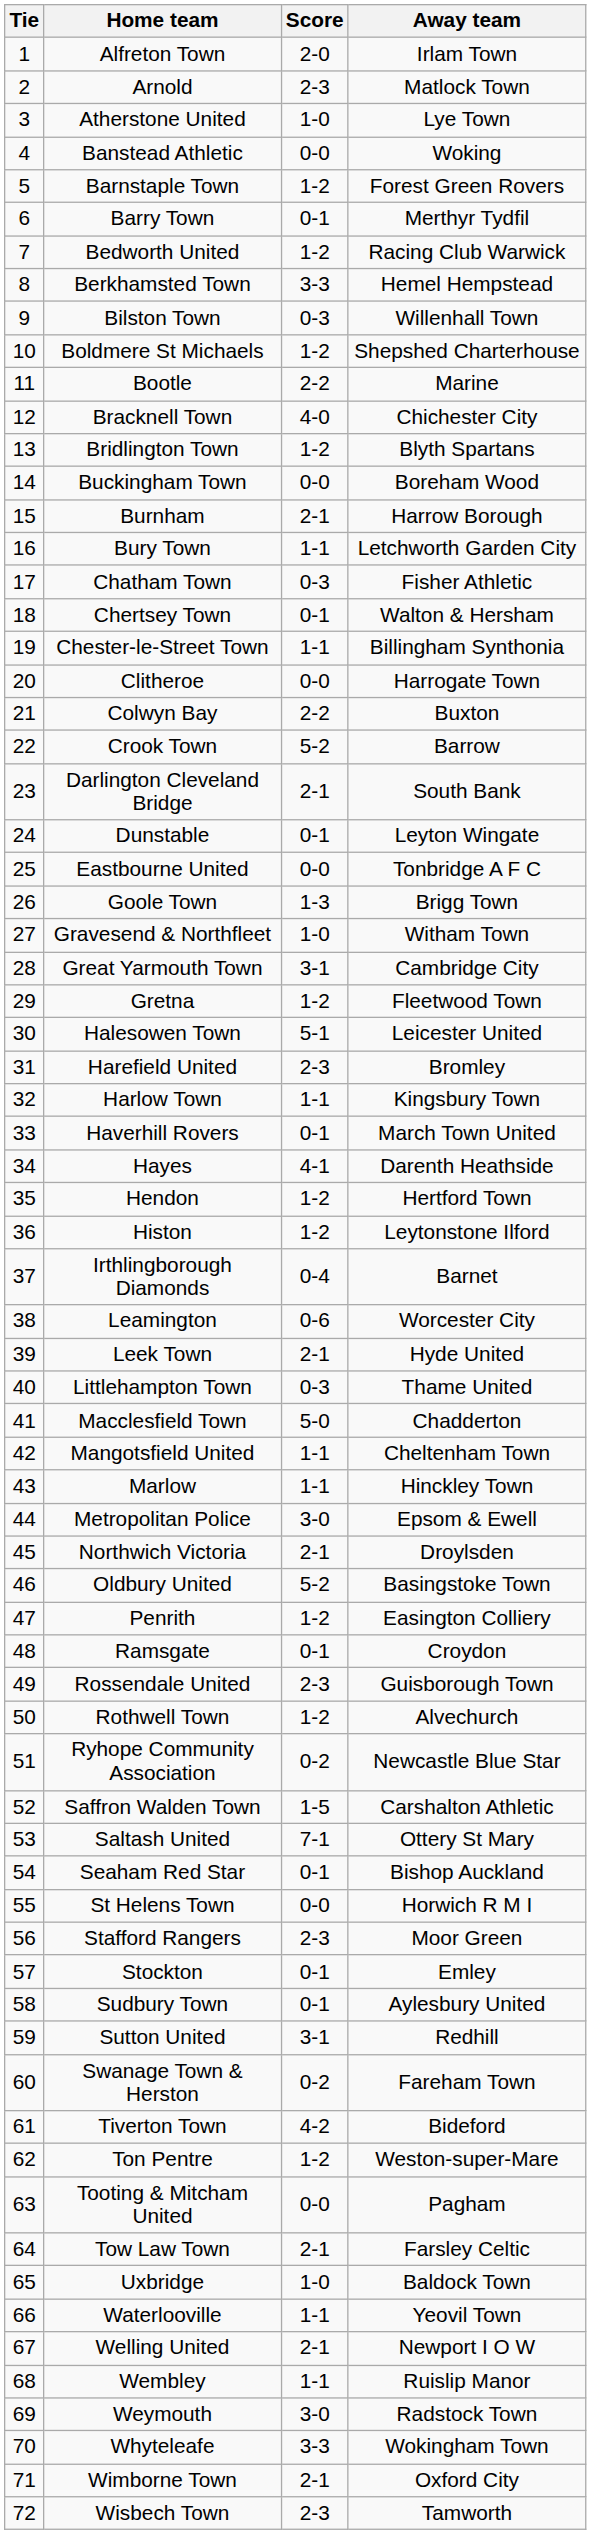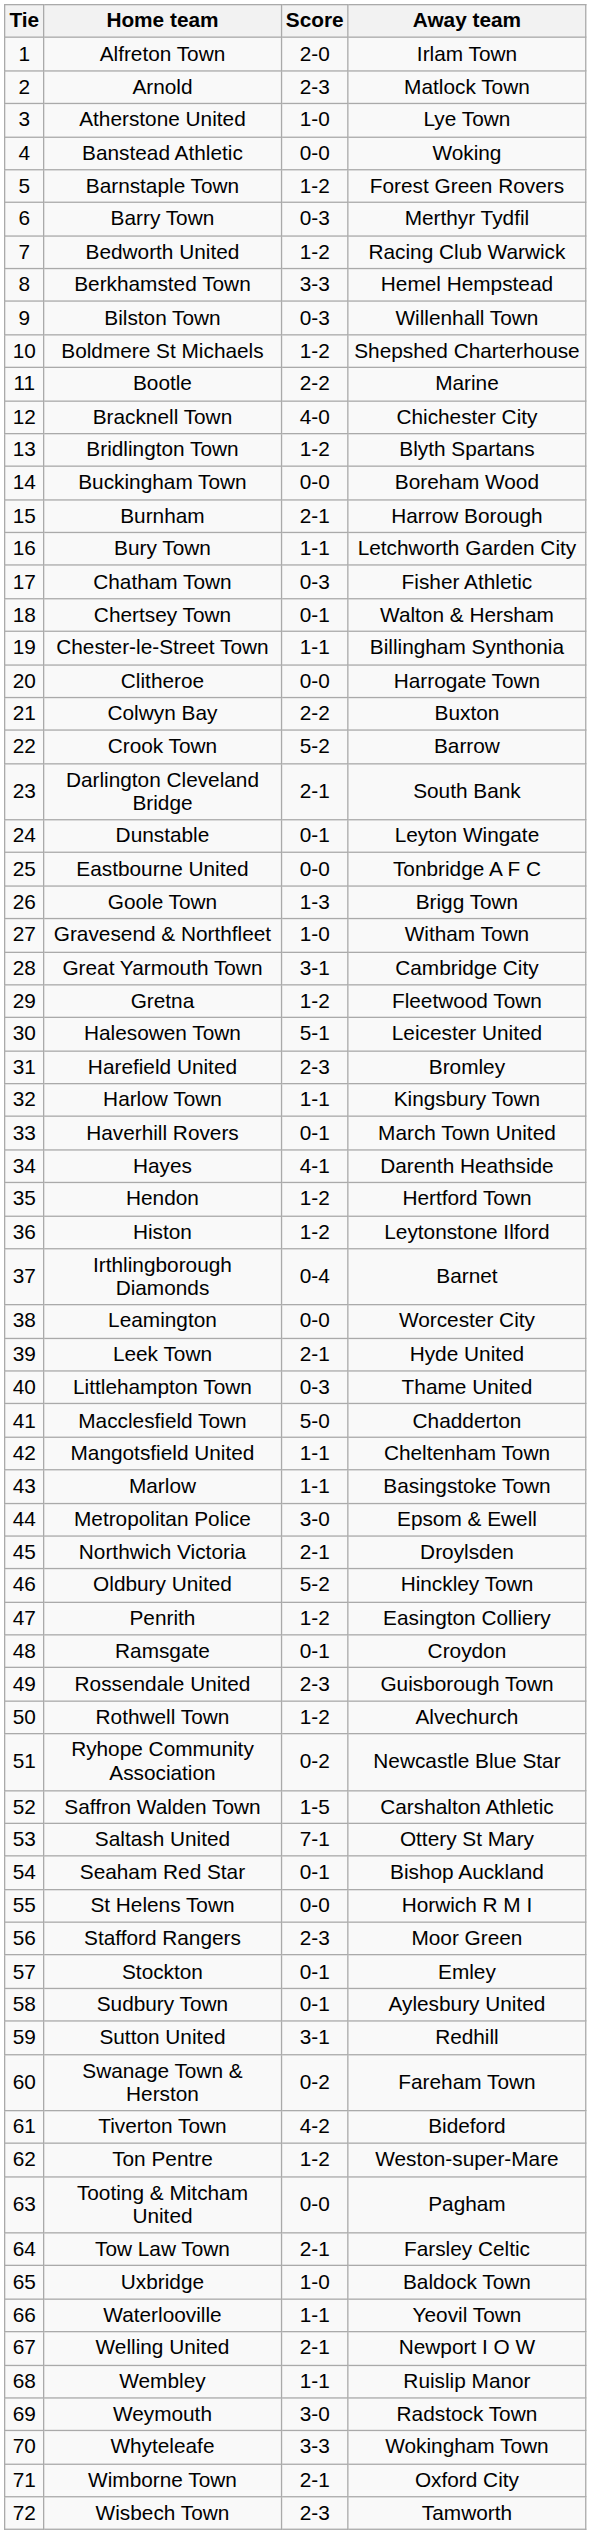(315, 218) 0-1 -> (315, 218) 0-3
(315, 1321) 0-6 -> (315, 1321) 0-0
(467, 1486) Hinckley Town -> (467, 1486) Basingstoke Town
(467, 1585) Basingstoke Town -> (467, 1585) Hinckley Town
